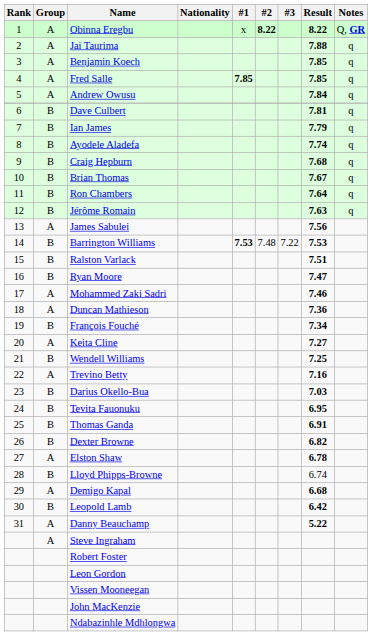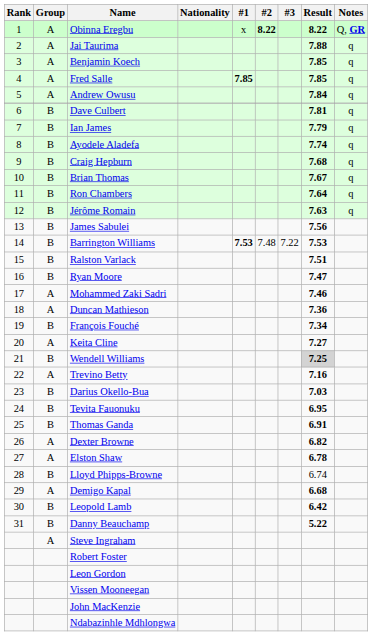(50, 227) A -> (50, 227) B
(318, 359) no background -> (318, 359) lightgrey background
(50, 441) B -> (50, 441) A
(50, 524) A -> (50, 524) B
